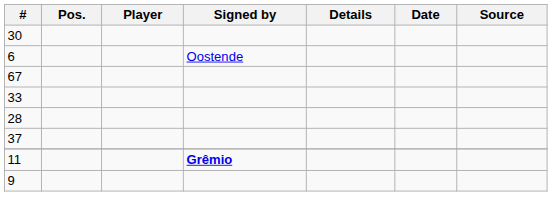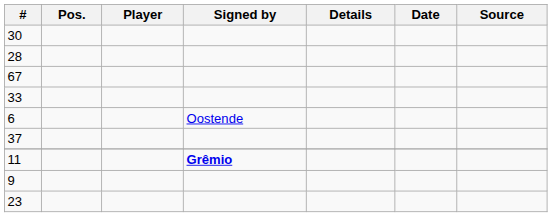rows swapped: (15, 118) <-> (11, 56)
+ row: (15, 201)
